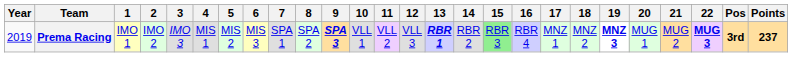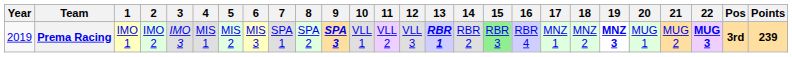(768, 37) 237 -> (768, 37) 239
